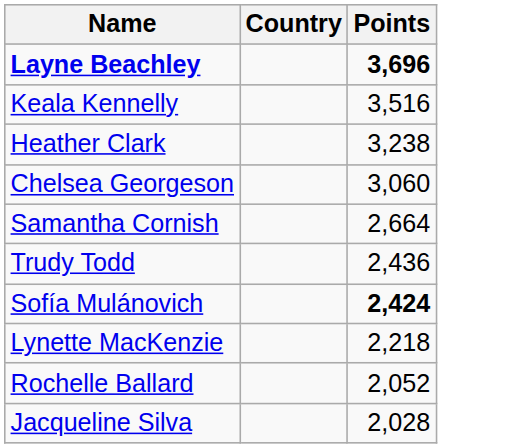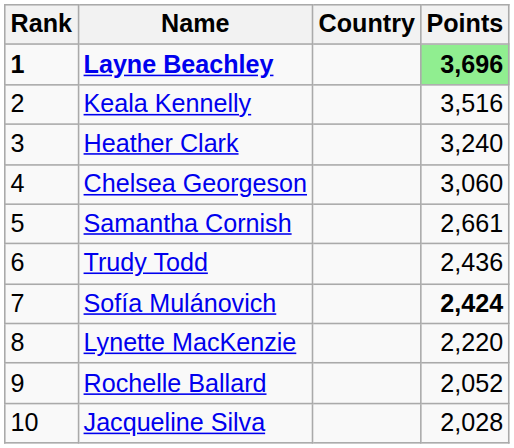+ column: (41, 24)
(399, 64) no background -> (472, 64) lightgreen background
(399, 143) 3,238 -> (472, 143) 3,240
(399, 223) 2,664 -> (472, 223) 2,661
(399, 343) 2,218 -> (472, 343) 2,220
